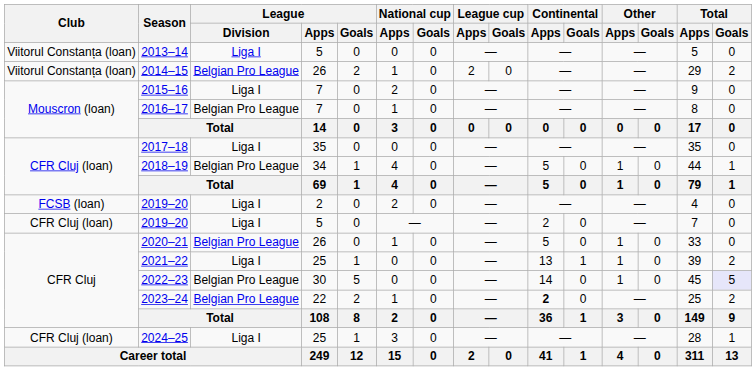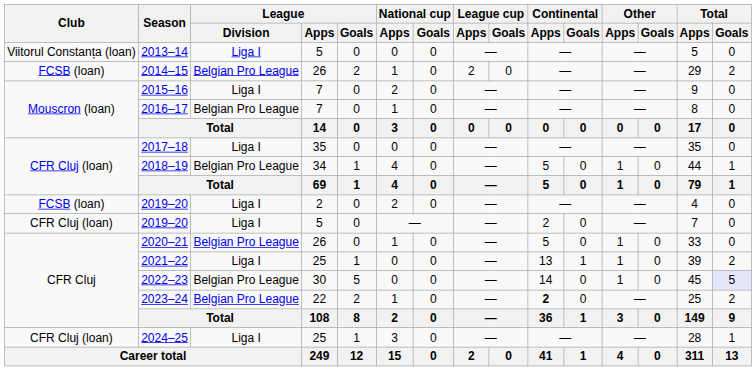(71, 71) Viitorul Constanța (loan) -> (71, 71) FCSB (loan)
